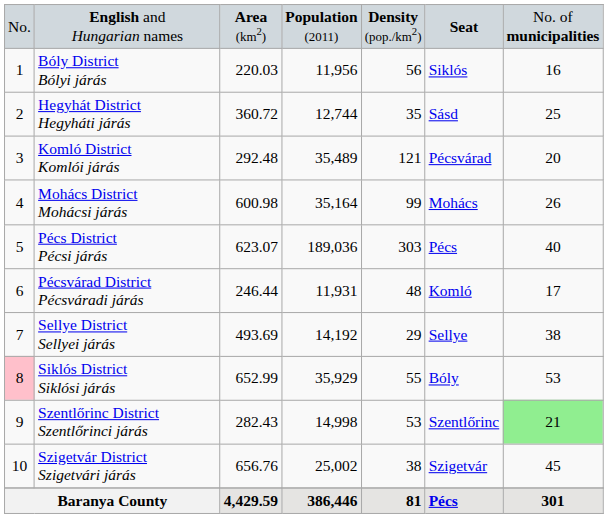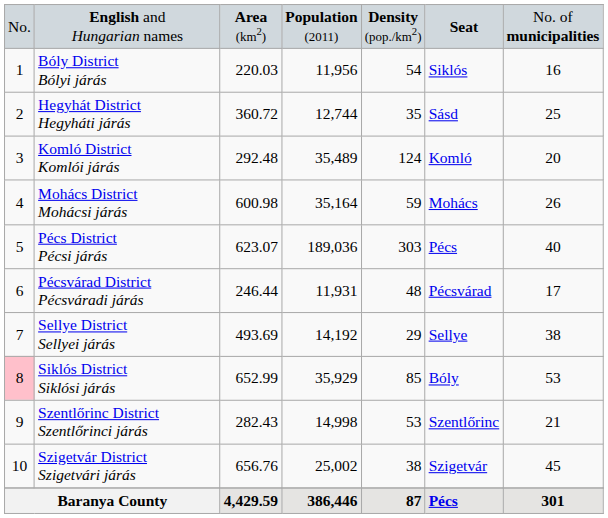(414, 70) 56 -> (414, 70) 54
(410, 158) 121 -> (410, 158) 124
(460, 158) Pécsvárad -> (450, 158) Komló
(414, 202) 99 -> (414, 202) 59
(450, 290) Komló -> (460, 290) Pécsvárad
(414, 378) 55 -> (414, 378) 85
(553, 422) lightgreen background -> (553, 422) no background
(414, 500) 81 -> (414, 500) 87
